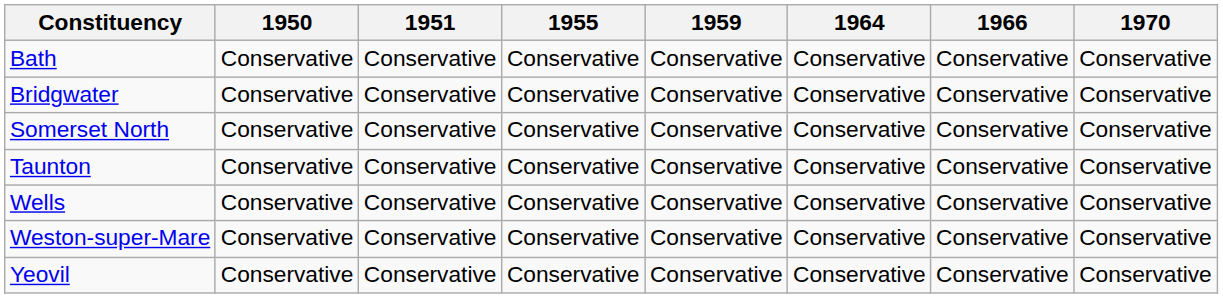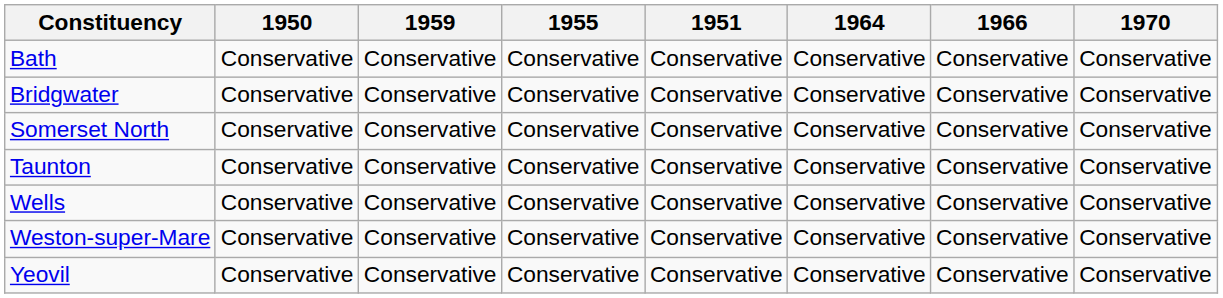columns swapped: (430, 22) <-> (716, 22)
